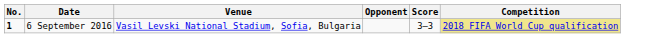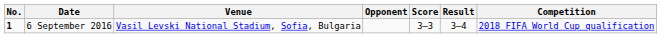+ column: (459, 12)
(530, 26) khaki background -> (567, 26) no background
